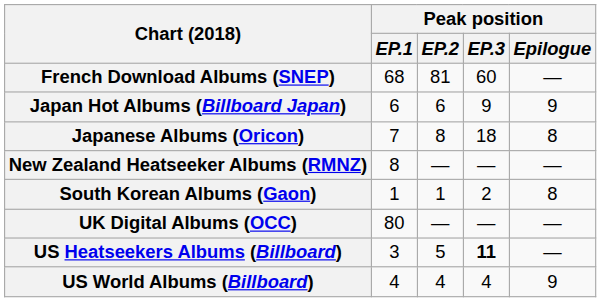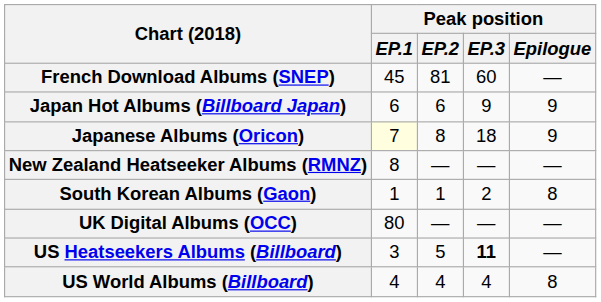(394, 77) 68 -> (394, 77) 45
(394, 135) no background -> (394, 135) lightyellow background
(552, 135) 8 -> (552, 135) 9
(552, 281) 9 -> (552, 281) 8
